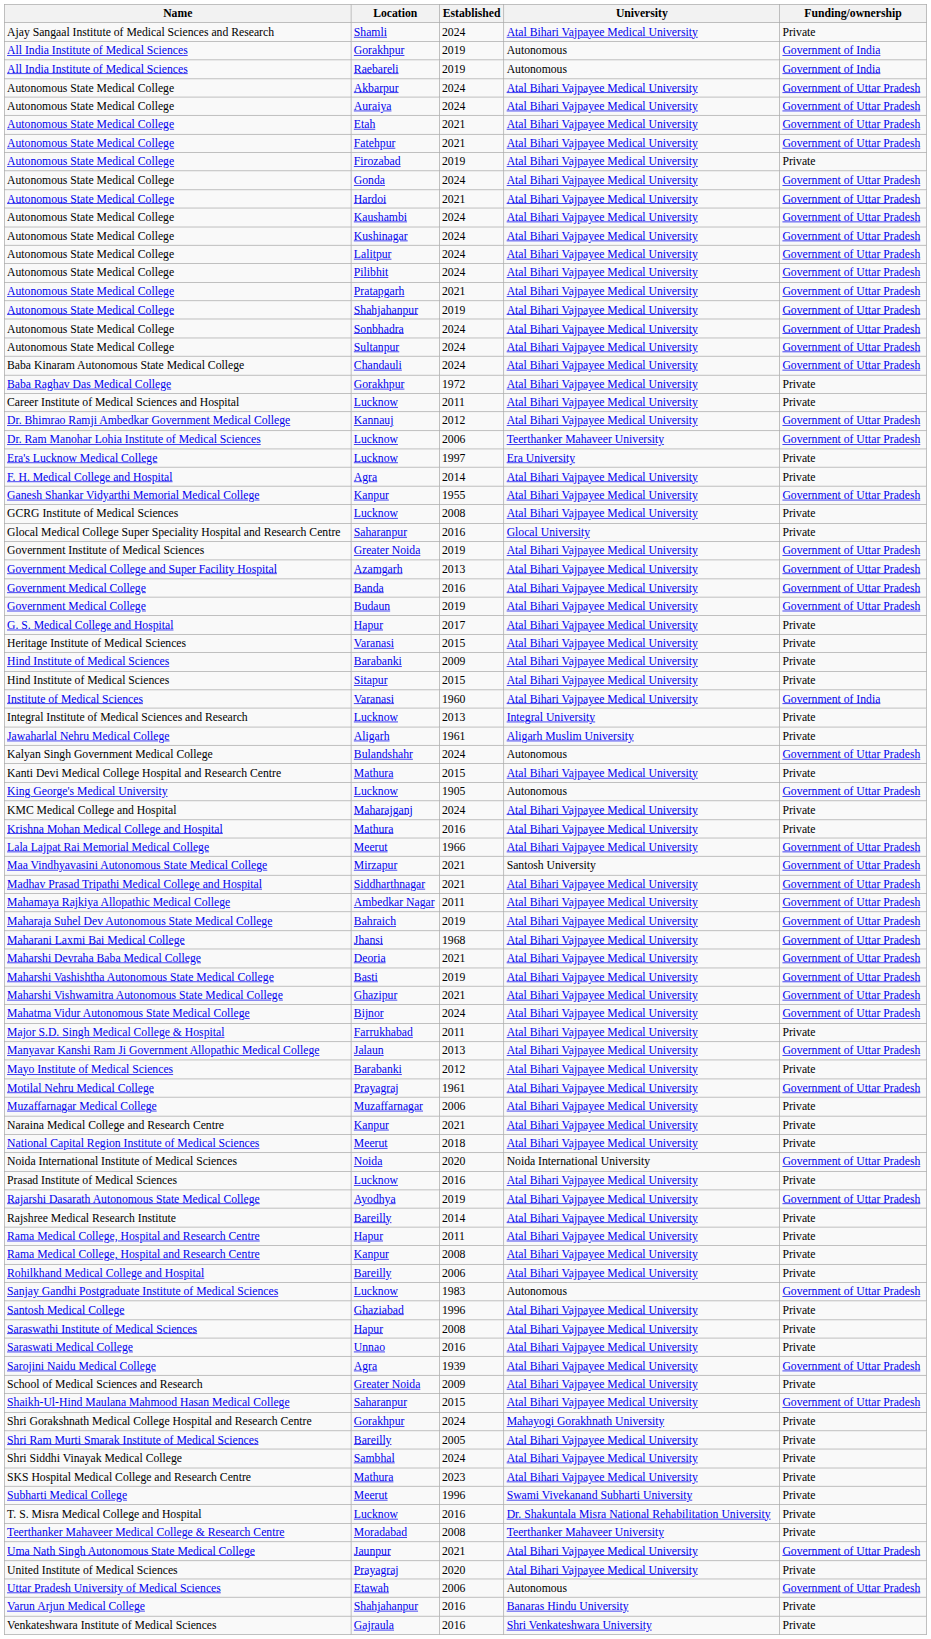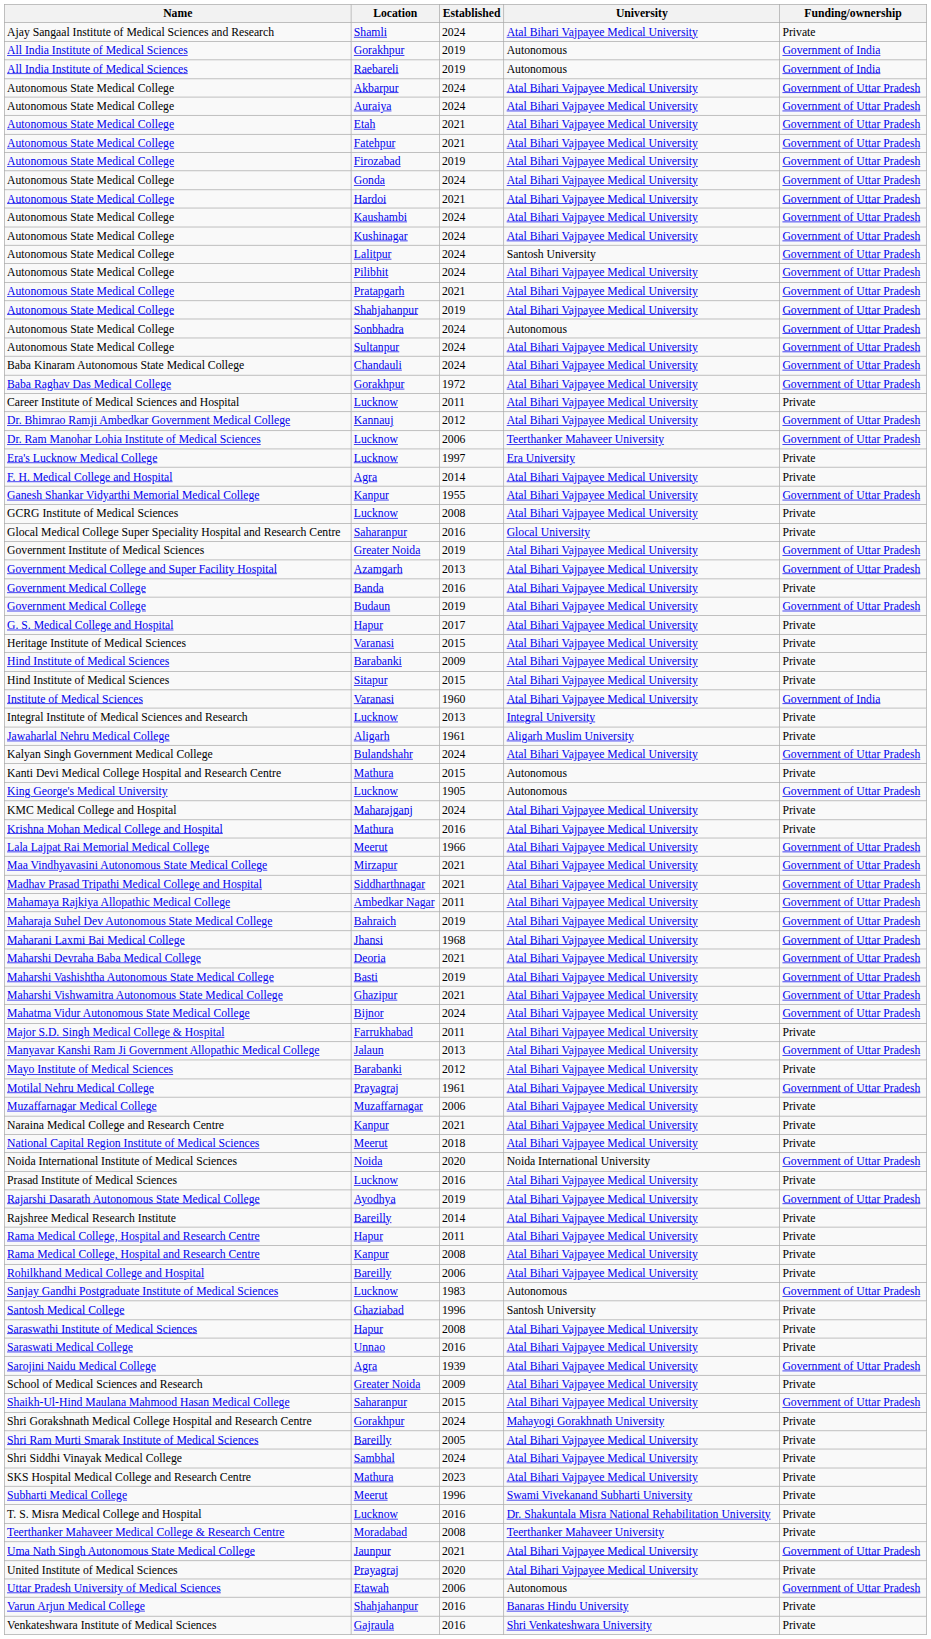(799, 161) Private -> (851, 161) Government of Uttar Pradesh
(602, 254) Atal Bihari Vajpayee Medical University -> (551, 254) Santosh University
(602, 328) Atal Bihari Vajpayee Medical University -> (537, 328) Autonomous
(799, 384) Private -> (851, 384) Government of Uttar Pradesh
(851, 587) Government of Uttar Pradesh -> (799, 587) Private
(537, 754) Autonomous -> (602, 754) Atal Bihari Vajpayee Medical University
(602, 773) Atal Bihari Vajpayee Medical University -> (537, 773) Autonomous
(551, 865) Santosh University -> (602, 865) Atal Bihari Vajpayee Medical University
(602, 1310) Atal Bihari Vajpayee Medical University -> (551, 1310) Santosh University
